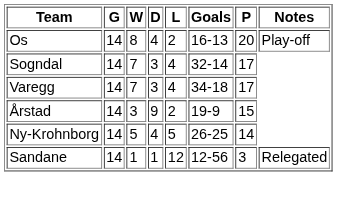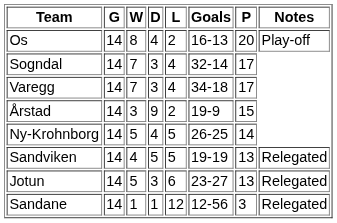+ row: (43, 157)
+ row: (27, 181)
